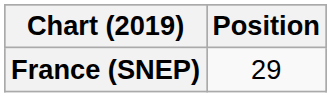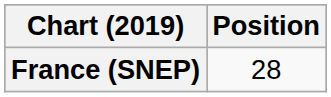(266, 69) 29 -> (266, 69) 28
